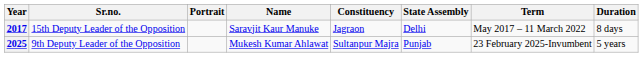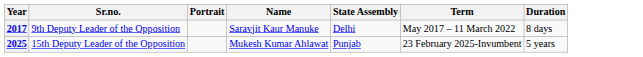- column: (366, 12)
(108, 28) 15th Deputy Leader of the Opposition -> (106, 28) 9th Deputy Leader of the Opposition
(106, 44) 9th Deputy Leader of the Opposition -> (108, 44) 15th Deputy Leader of the Opposition
